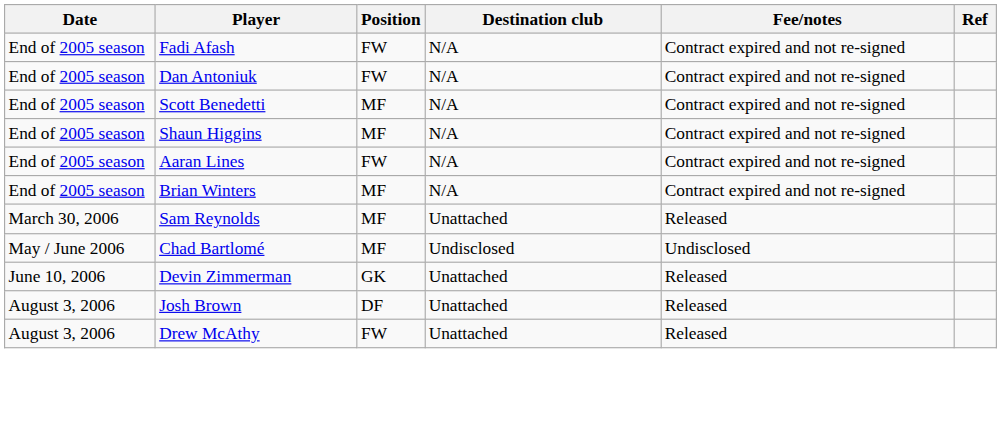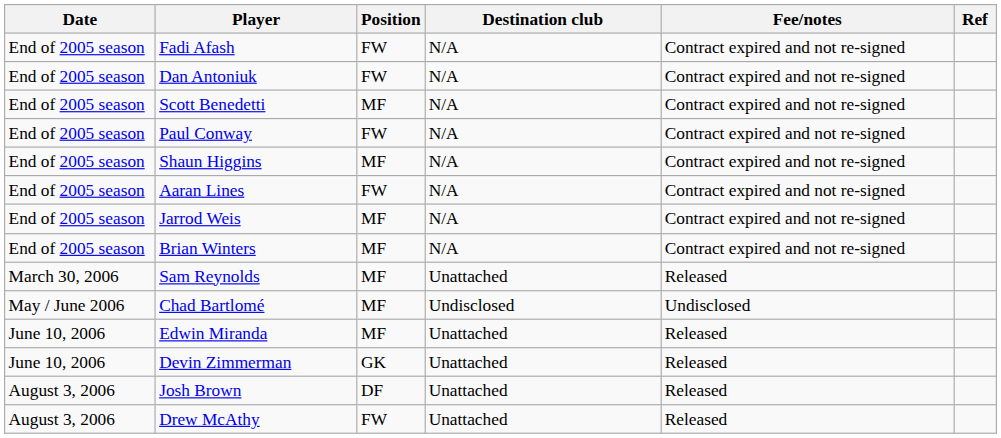+ row: (206, 133)
+ row: (200, 218)
+ row: (213, 333)
